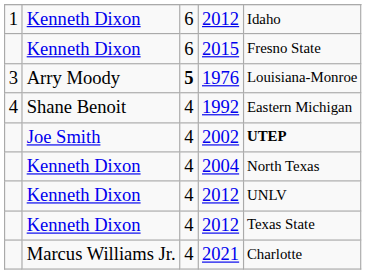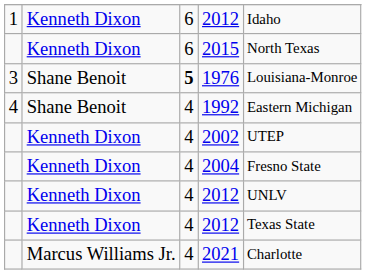(284, 48) Fresno State -> (283, 48) North Texas
(73, 78) Arry Moody -> (76, 78) Shane Benoit
(64, 136) Joe Smith -> (84, 136) Kenneth Dixon
(267, 136) bold -> (266, 136) normal
(283, 166) North Texas -> (284, 166) Fresno State
